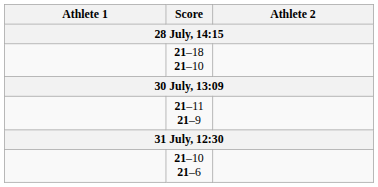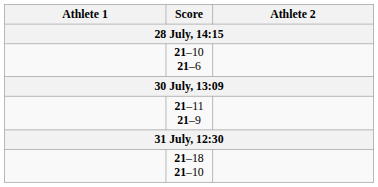rows swapped: (189, 60) <-> (189, 166)
